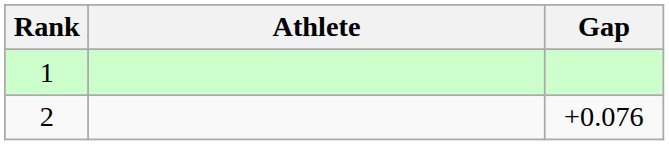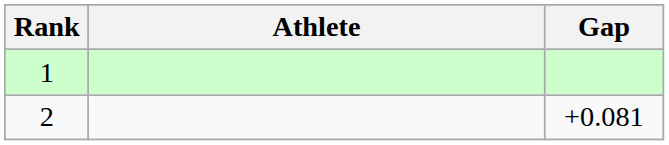(604, 116) +0.076 -> (604, 116) +0.081
